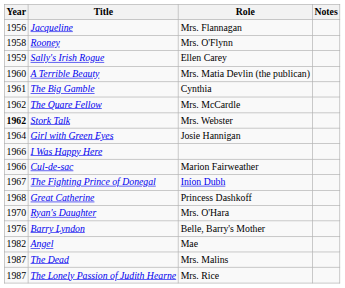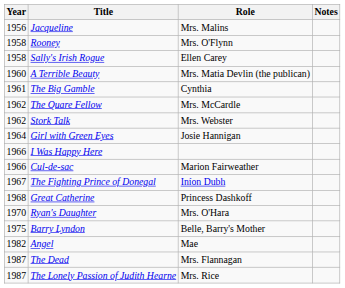(211, 27) Mrs. Flannagan -> (205, 27) Mrs. Malins
(16, 58) 1959 -> (16, 58) 1958
(16, 120) bold -> (16, 120) normal
(16, 228) 1976 -> (16, 228) 1975
(205, 259) Mrs. Malins -> (211, 259) Mrs. Flannagan
